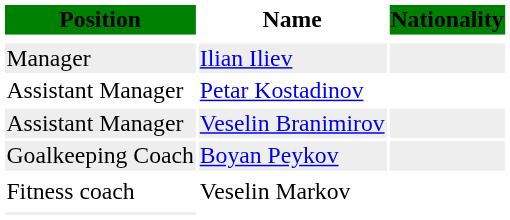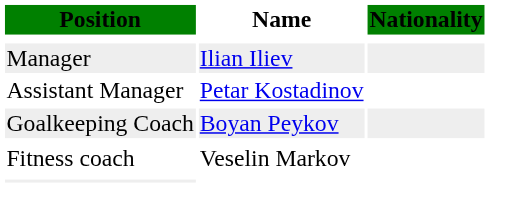- row: (95, 123)
